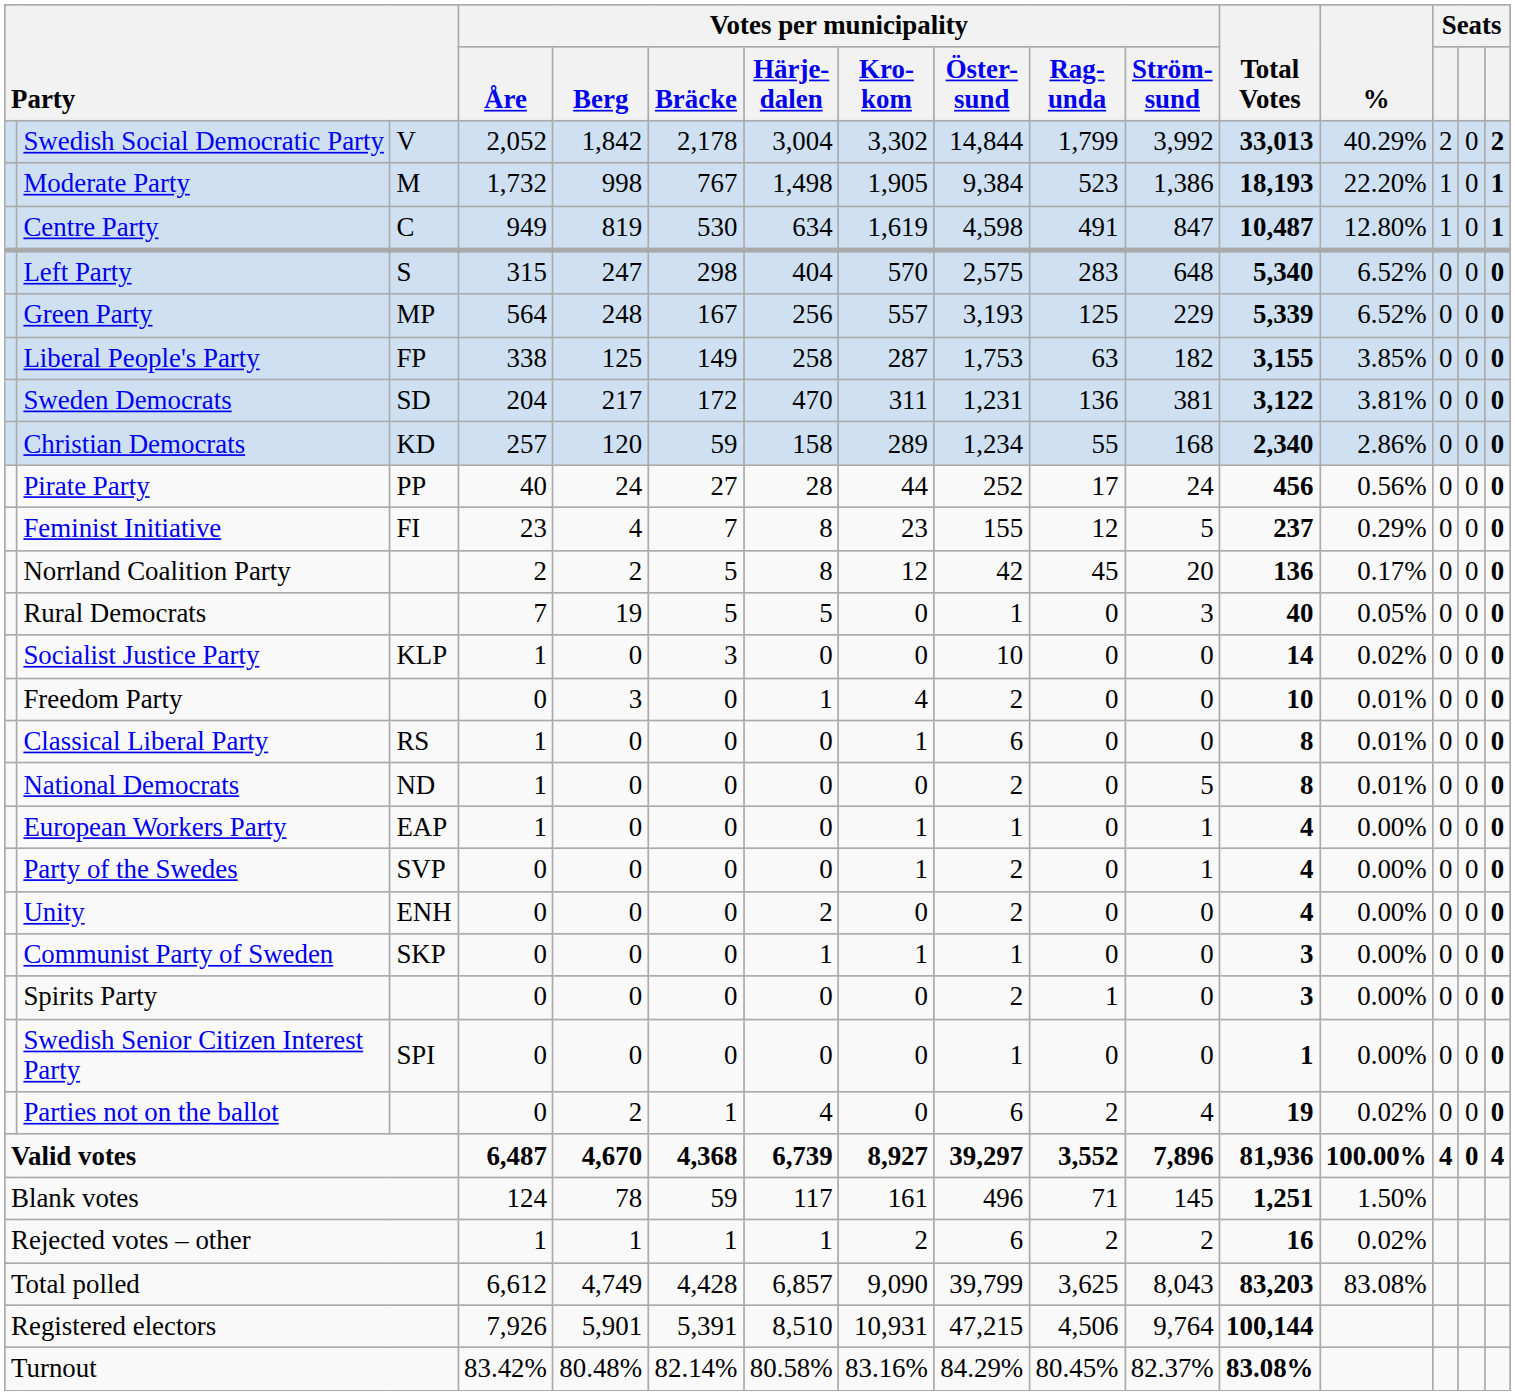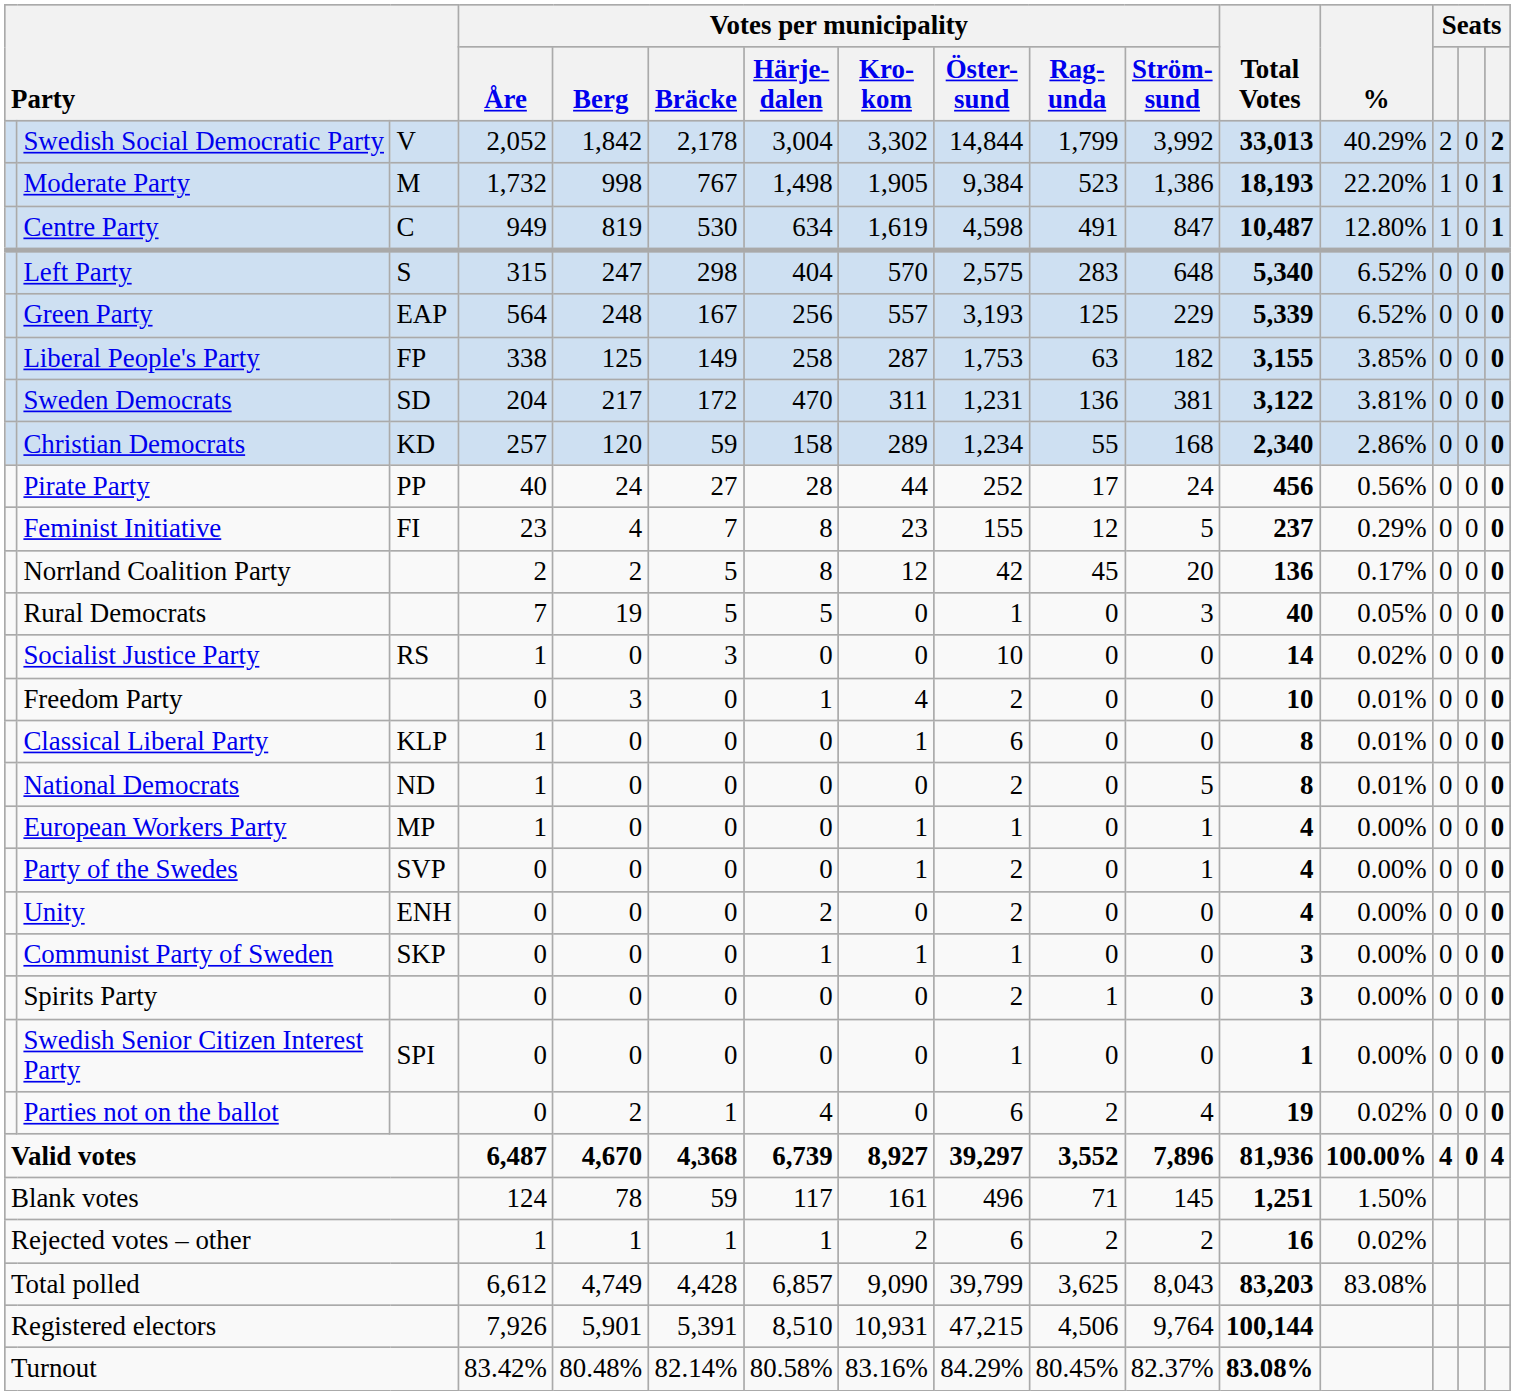(416, 315) MP -> (422, 315) EAP
(422, 656) KLP -> (413, 656) RS
(413, 741) RS -> (422, 741) KLP
(422, 826) EAP -> (416, 826) MP
